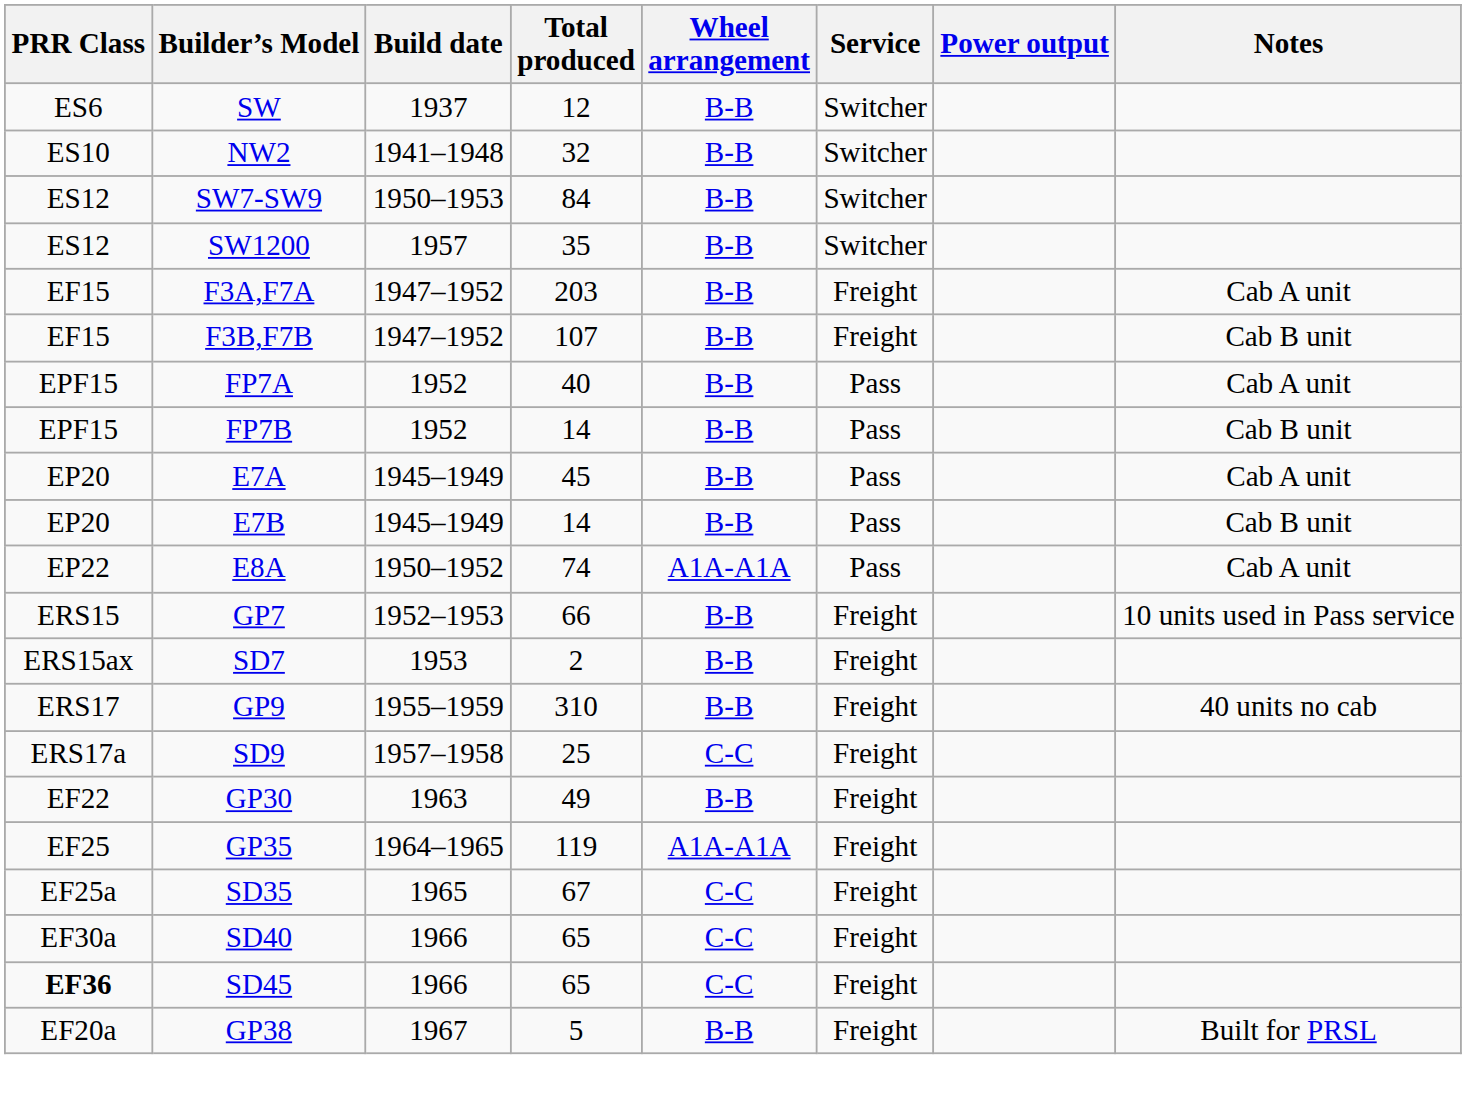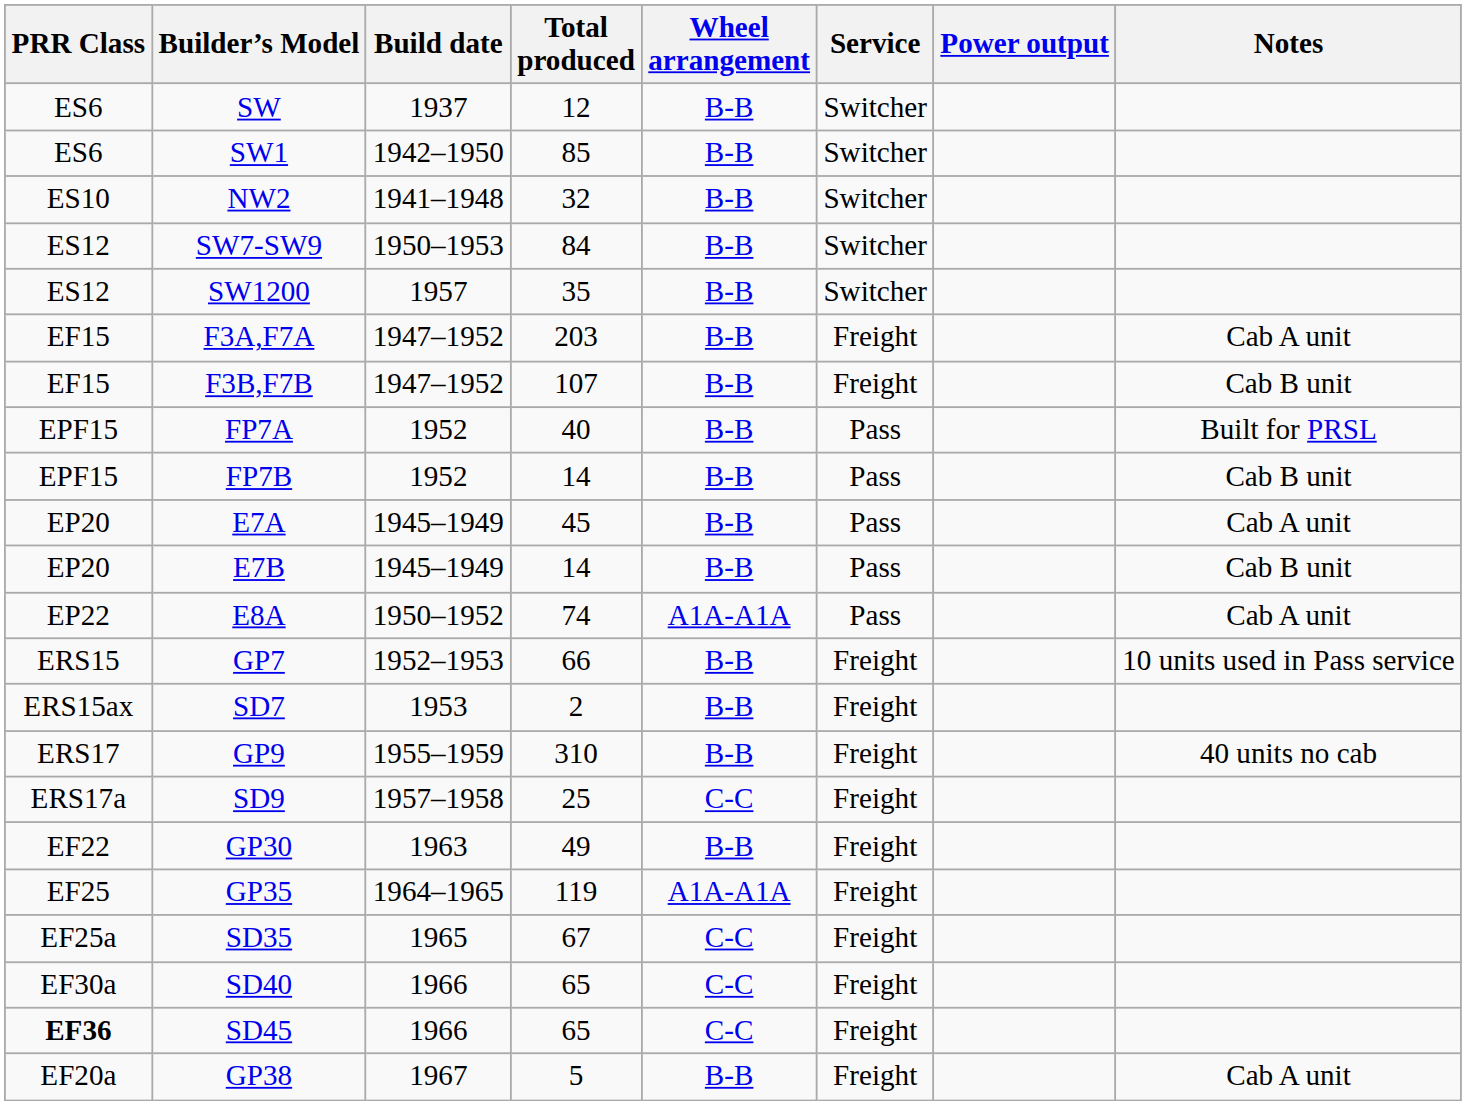+ row: (259, 152)
(1289, 383) Cab A unit -> (1289, 429) Built for PRSL
(1289, 1030) Built for PRSL -> (1289, 1076) Cab A unit
